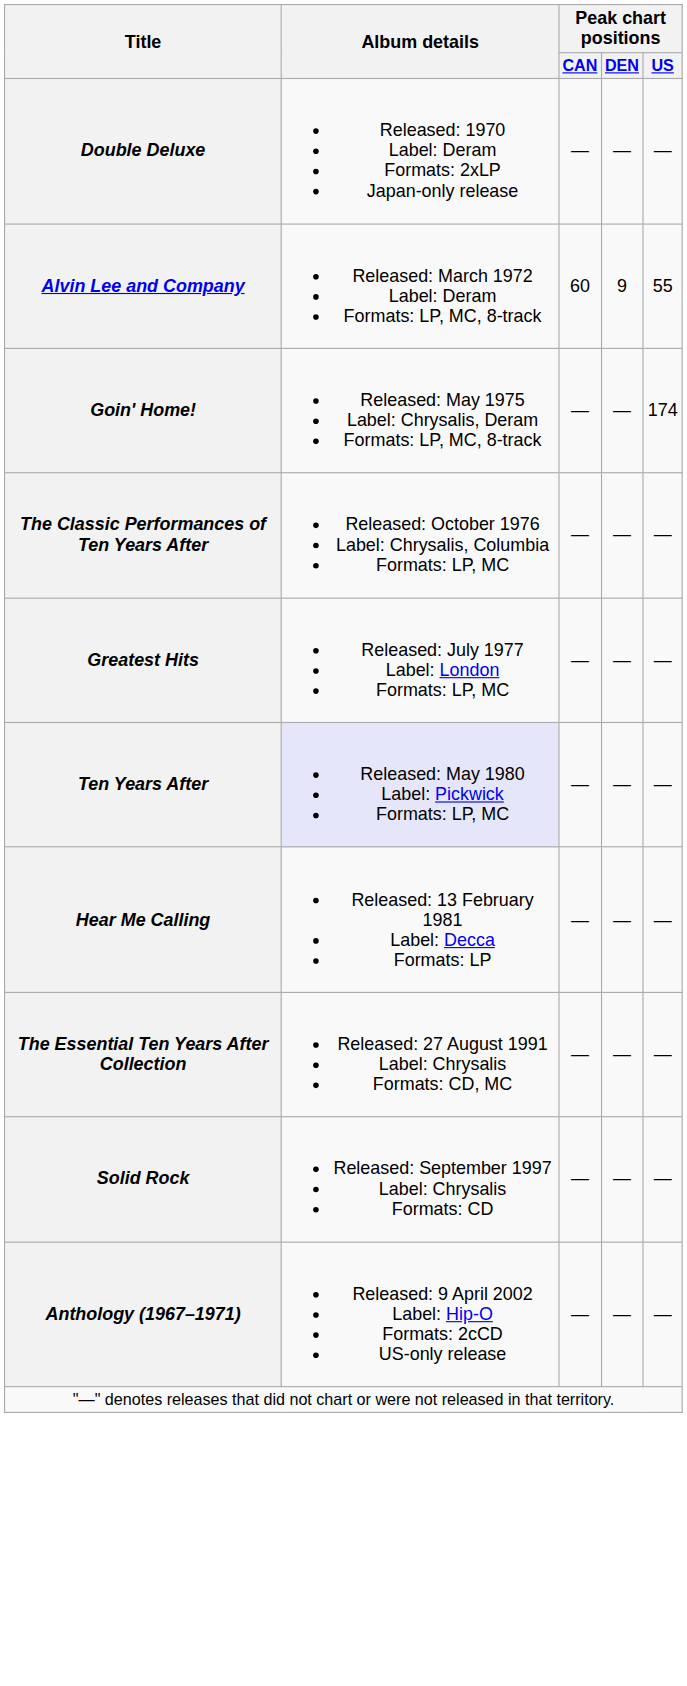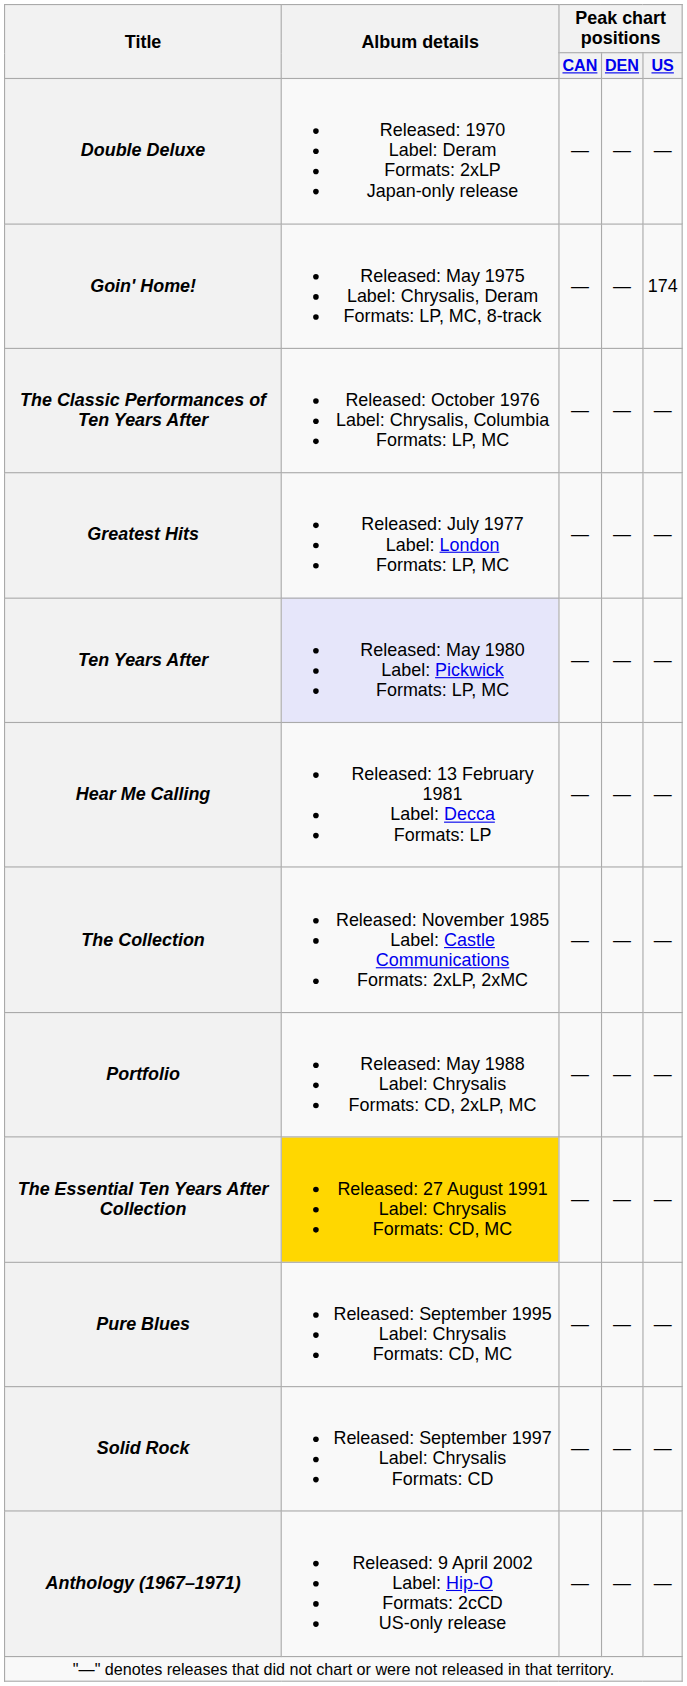- row: (143, 285)
+ row: (143, 939)
+ row: (143, 1074)
(420, 1065) no background -> (420, 1209) gold background
+ row: (143, 1324)
